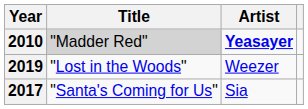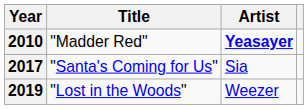(99, 41) lightgrey background -> (99, 41) no background
rows swapped: (26, 91) <-> (26, 66)
